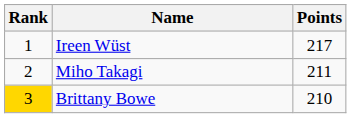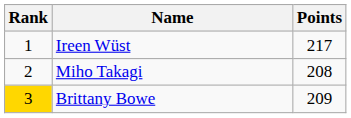(319, 71) 211 -> (319, 71) 208
(319, 98) 210 -> (319, 98) 209
